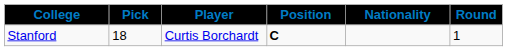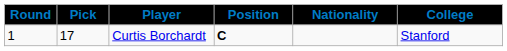columns swapped: (476, 14) <-> (57, 14)
(119, 35) 18 -> (67, 35) 17
